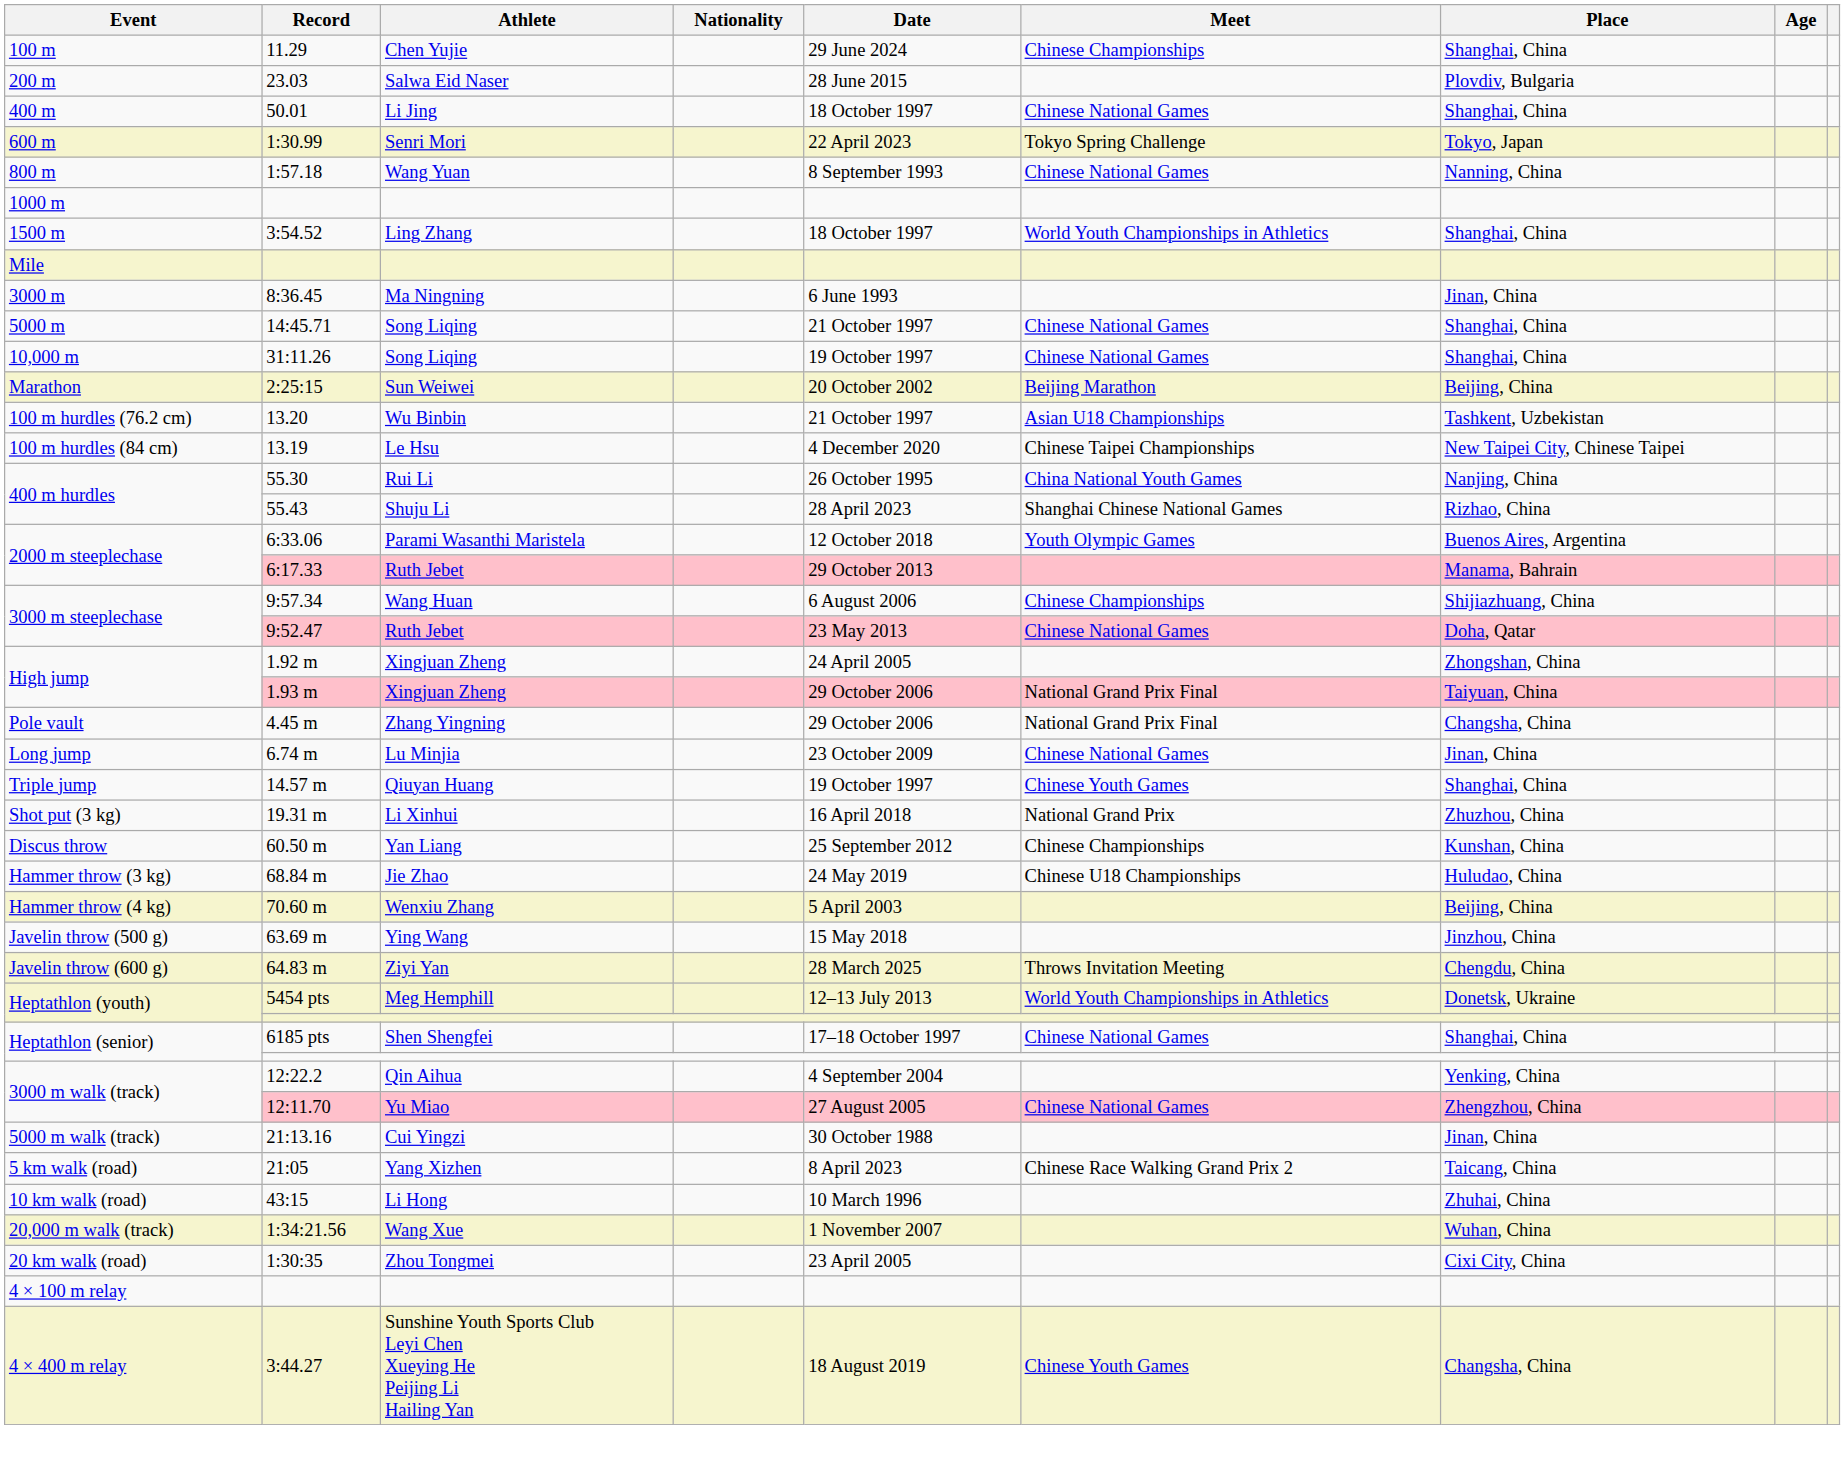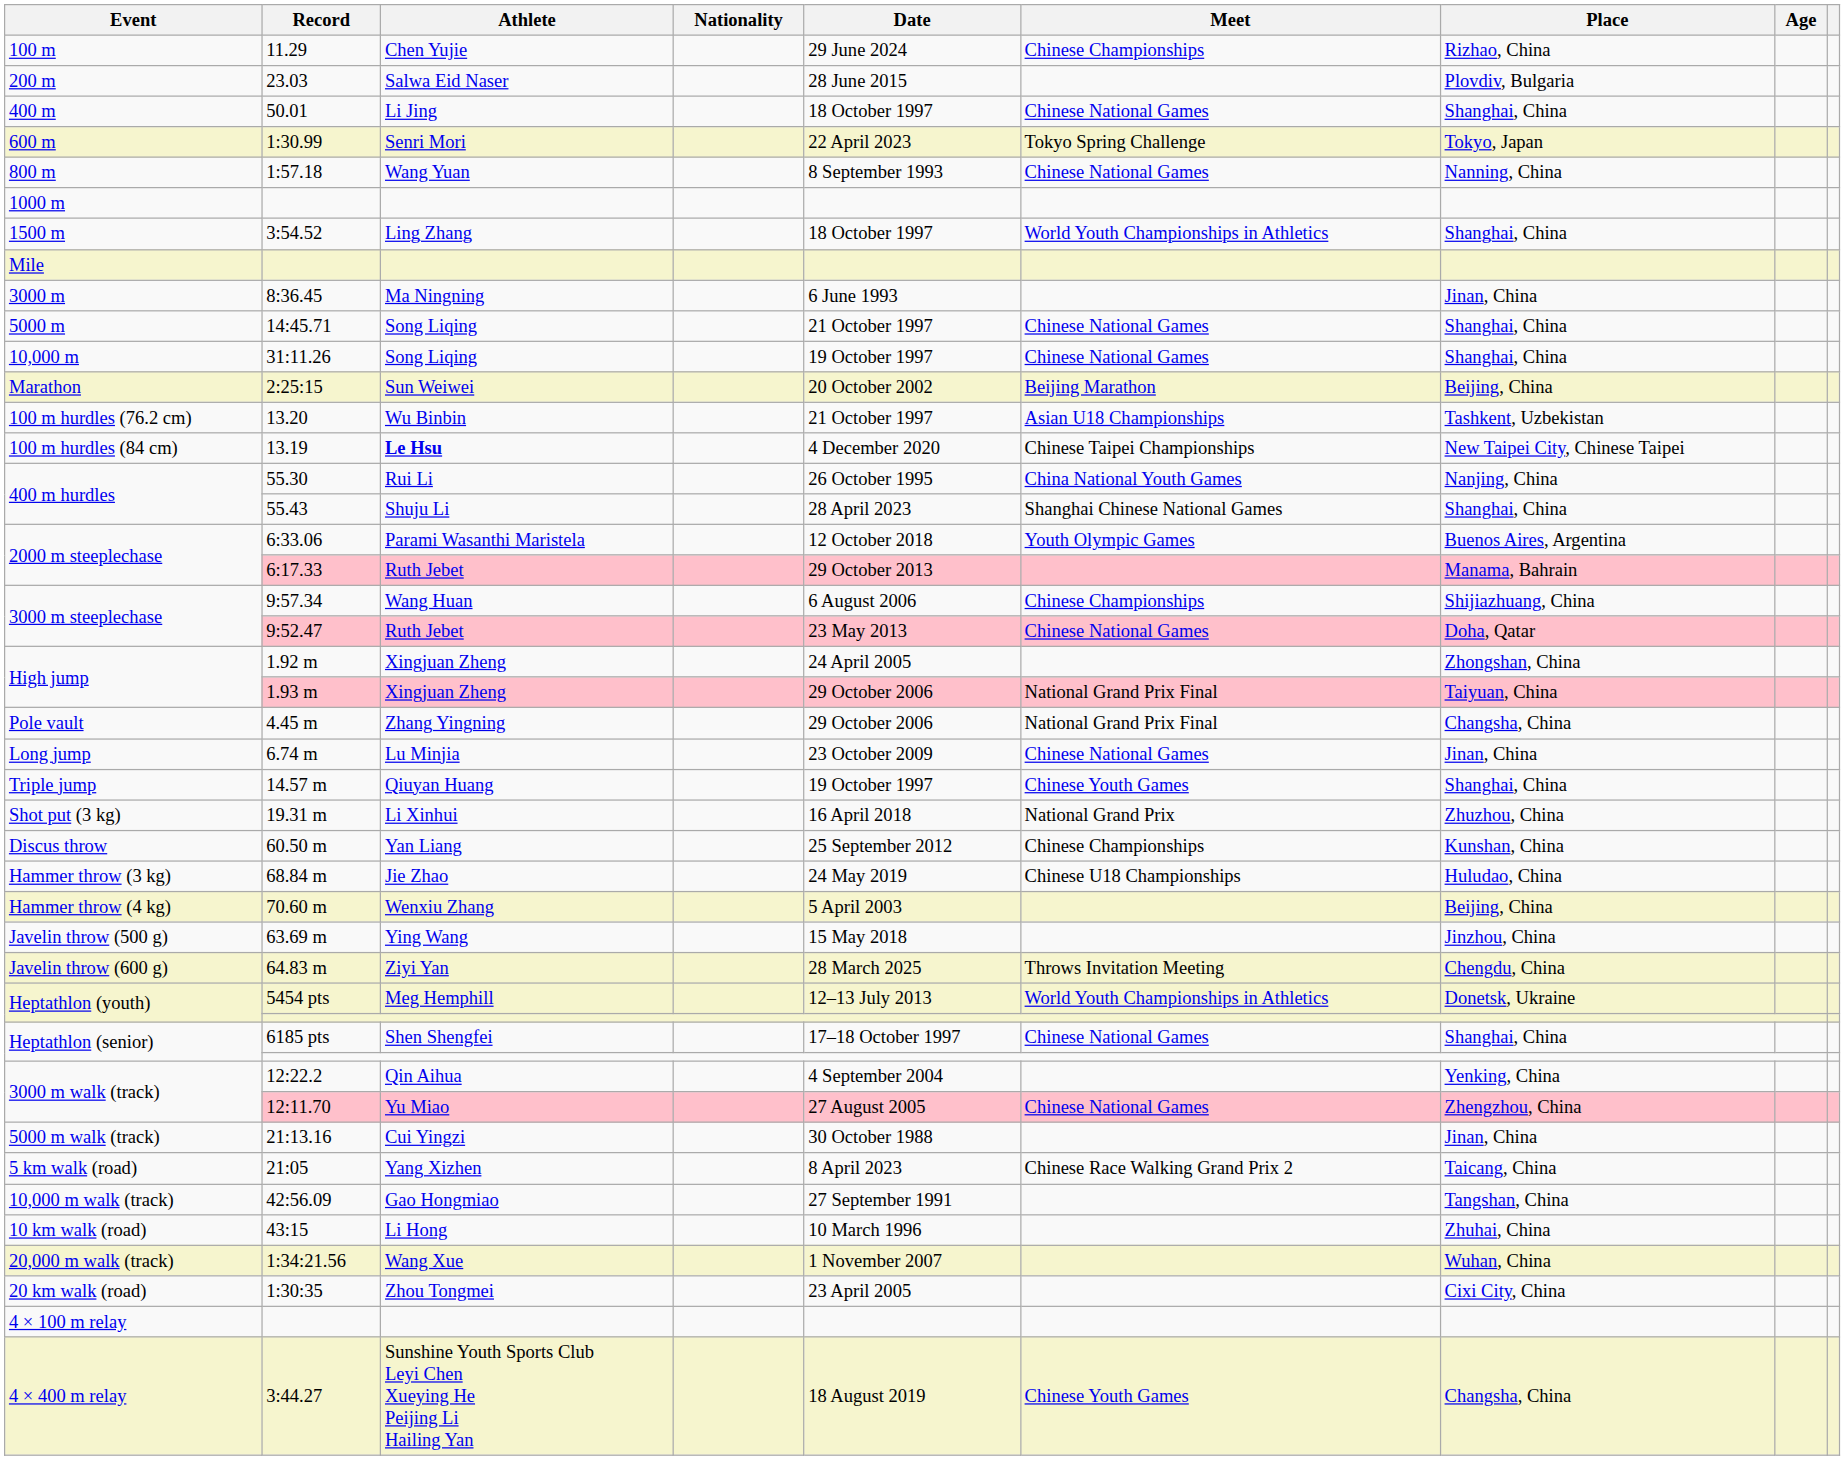(1506, 50) Shanghai, China -> (1498, 50) Rizhao, China
(412, 448) normal -> (414, 448) bold
(1498, 509) Rizhao, China -> (1506, 509) Shanghai, China
+ row: (91, 1199)
